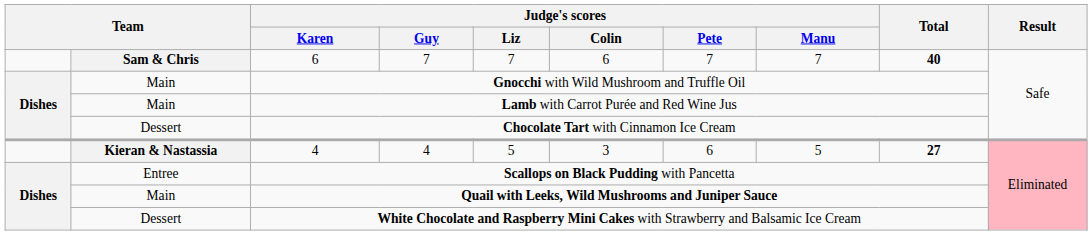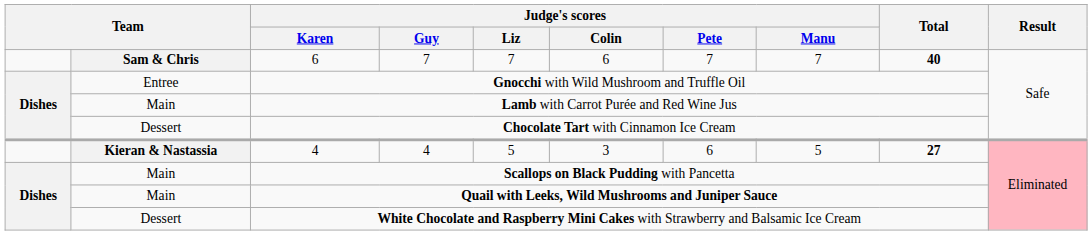(161, 83) Main -> (161, 83) Entree
(161, 174) Entree -> (161, 174) Main
